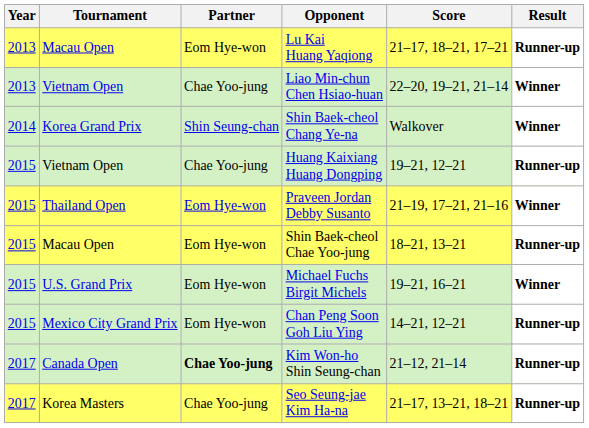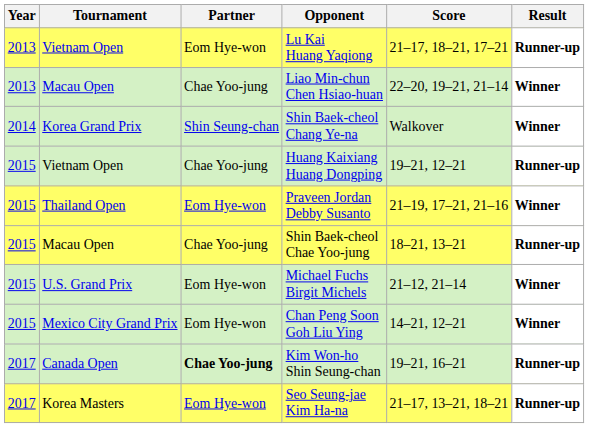(78, 47) Macau Open -> (83, 47) Vietnam Open
(83, 87) Vietnam Open -> (78, 87) Macau Open
(225, 245) Eom Hye-won -> (226, 245) Chae Yoo-jung
(428, 284) 19–21, 16–21 -> (428, 284) 21–12, 21–14
(547, 324) Runner-up -> (537, 324) Winner
(428, 363) 21–12, 21–14 -> (428, 363) 19–21, 16–21
(226, 403) Chae Yoo-jung -> (225, 403) Eom Hye-won
